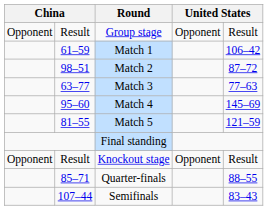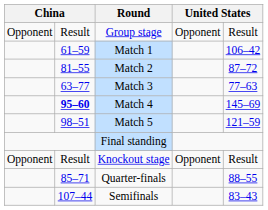(75, 68) 98–51 -> (75, 68) 81–55
(75, 104) normal -> (75, 104) bold
(75, 123) 81–55 -> (75, 123) 98–51
